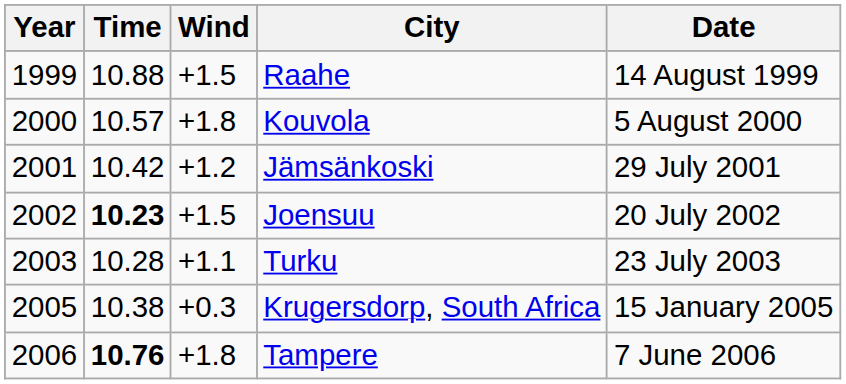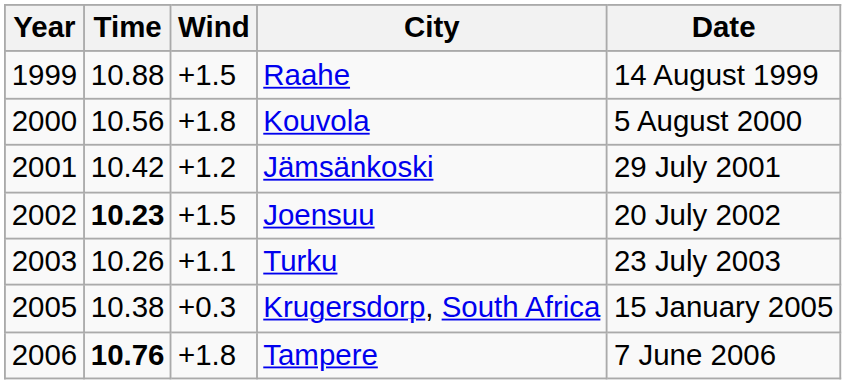(128, 121) 10.57 -> (128, 121) 10.56
(128, 261) 10.28 -> (128, 261) 10.26
